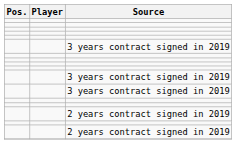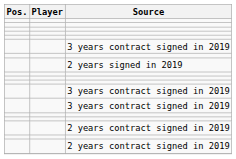+ row: (17, 65)
